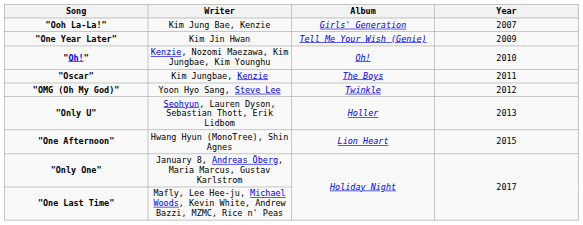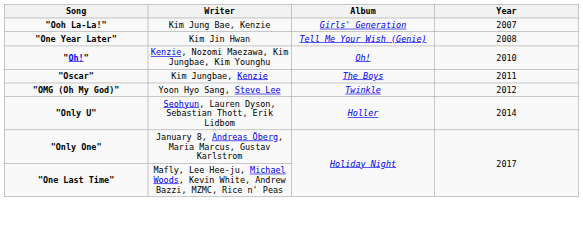(507, 39) 2009 -> (507, 39) 2008
(507, 113) 2013 -> (507, 113) 2014
- row: (76, 142)
